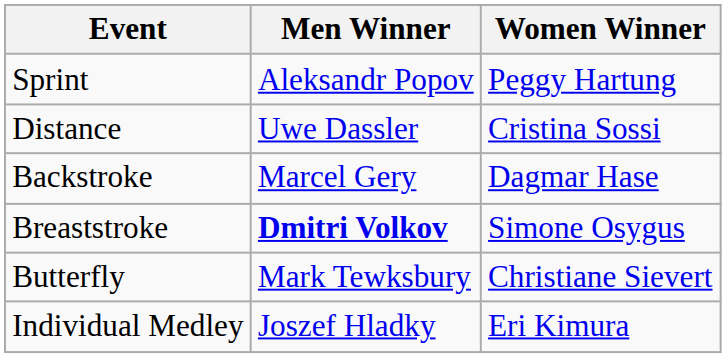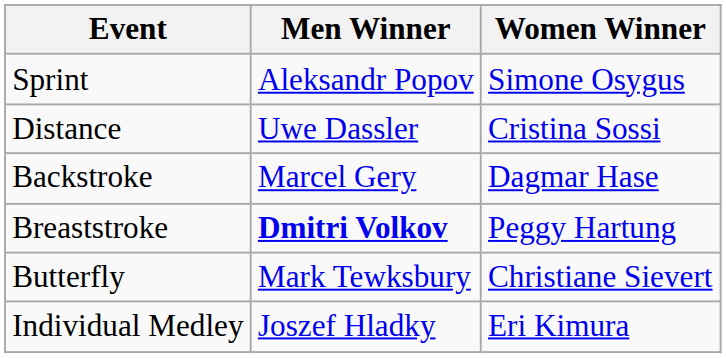(582, 78) Peggy Hartung -> (586, 78) Simone Osygus
(586, 227) Simone Osygus -> (582, 227) Peggy Hartung
